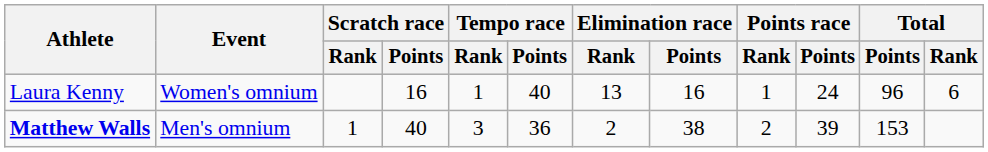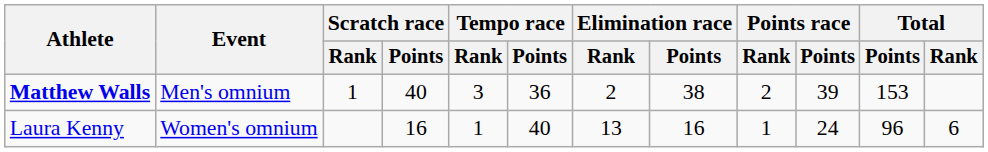rows swapped: (80, 128) <-> (67, 92)
